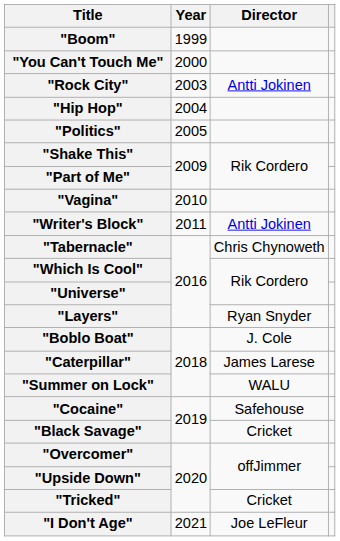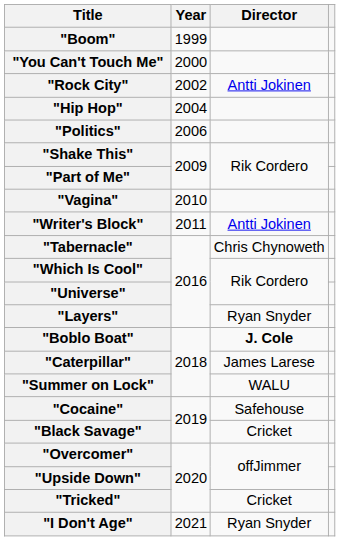(191, 85) 2003 -> (191, 85) 2002
(191, 131) 2005 -> (191, 131) 2006
(269, 339) normal -> (269, 339) bold
(269, 524) Joe LeFleur -> (269, 524) Ryan Snyder
